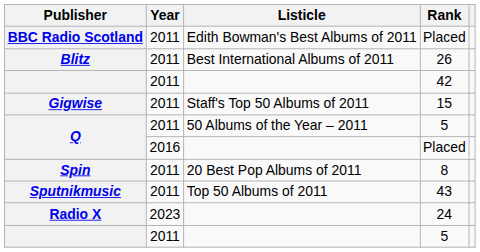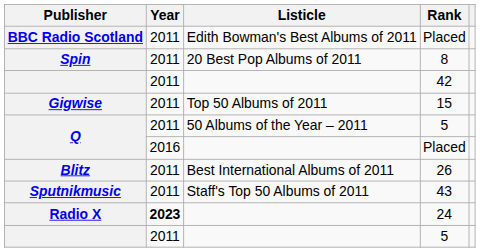rows swapped: (75, 59) <-> (75, 170)
(278, 103) Staff's Top 50 Albums of 2011 -> (257, 103) Top 50 Albums of 2011
(257, 192) Top 50 Albums of 2011 -> (278, 192) Staff's Top 50 Albums of 2011
(165, 214) normal -> (165, 214) bold
